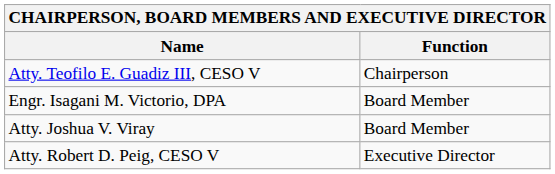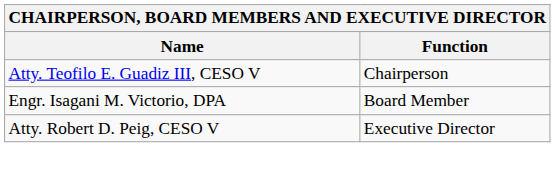- row: (82, 127)
